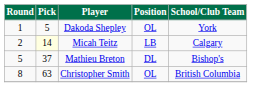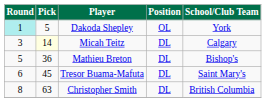(20, 27) no background -> (20, 27) paleturquoise background
(20, 43) 2 -> (20, 43) 3
(150, 43) LB -> (164, 43) DL
(47, 59) 37 -> (47, 59) 36
+ row: (102, 74)
(150, 74) OL -> (164, 90) DL
